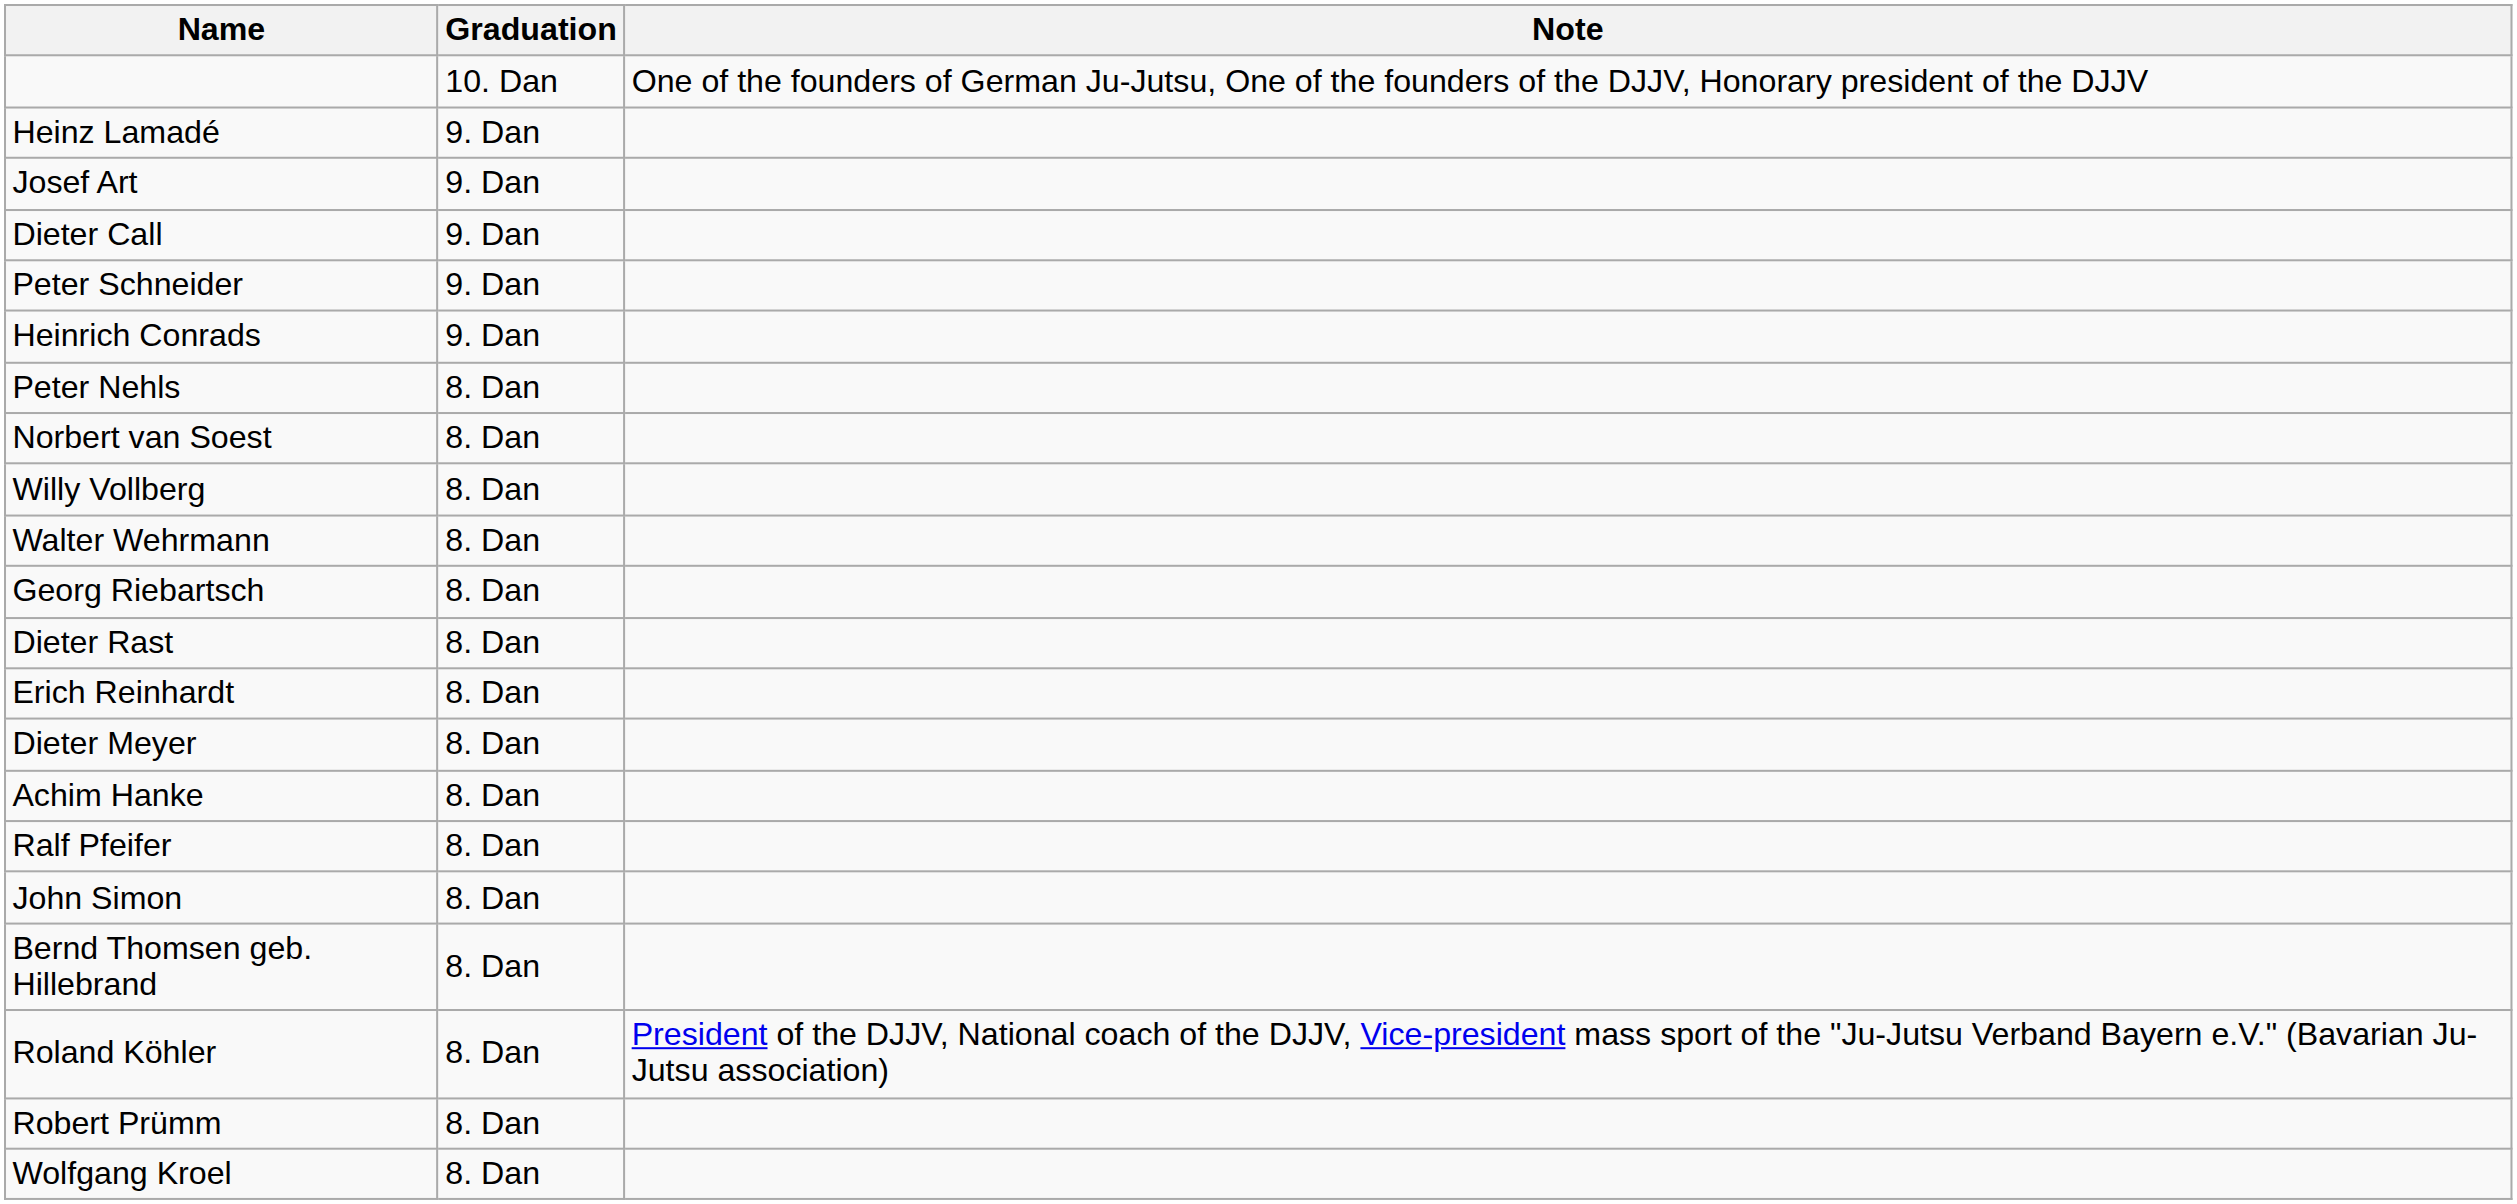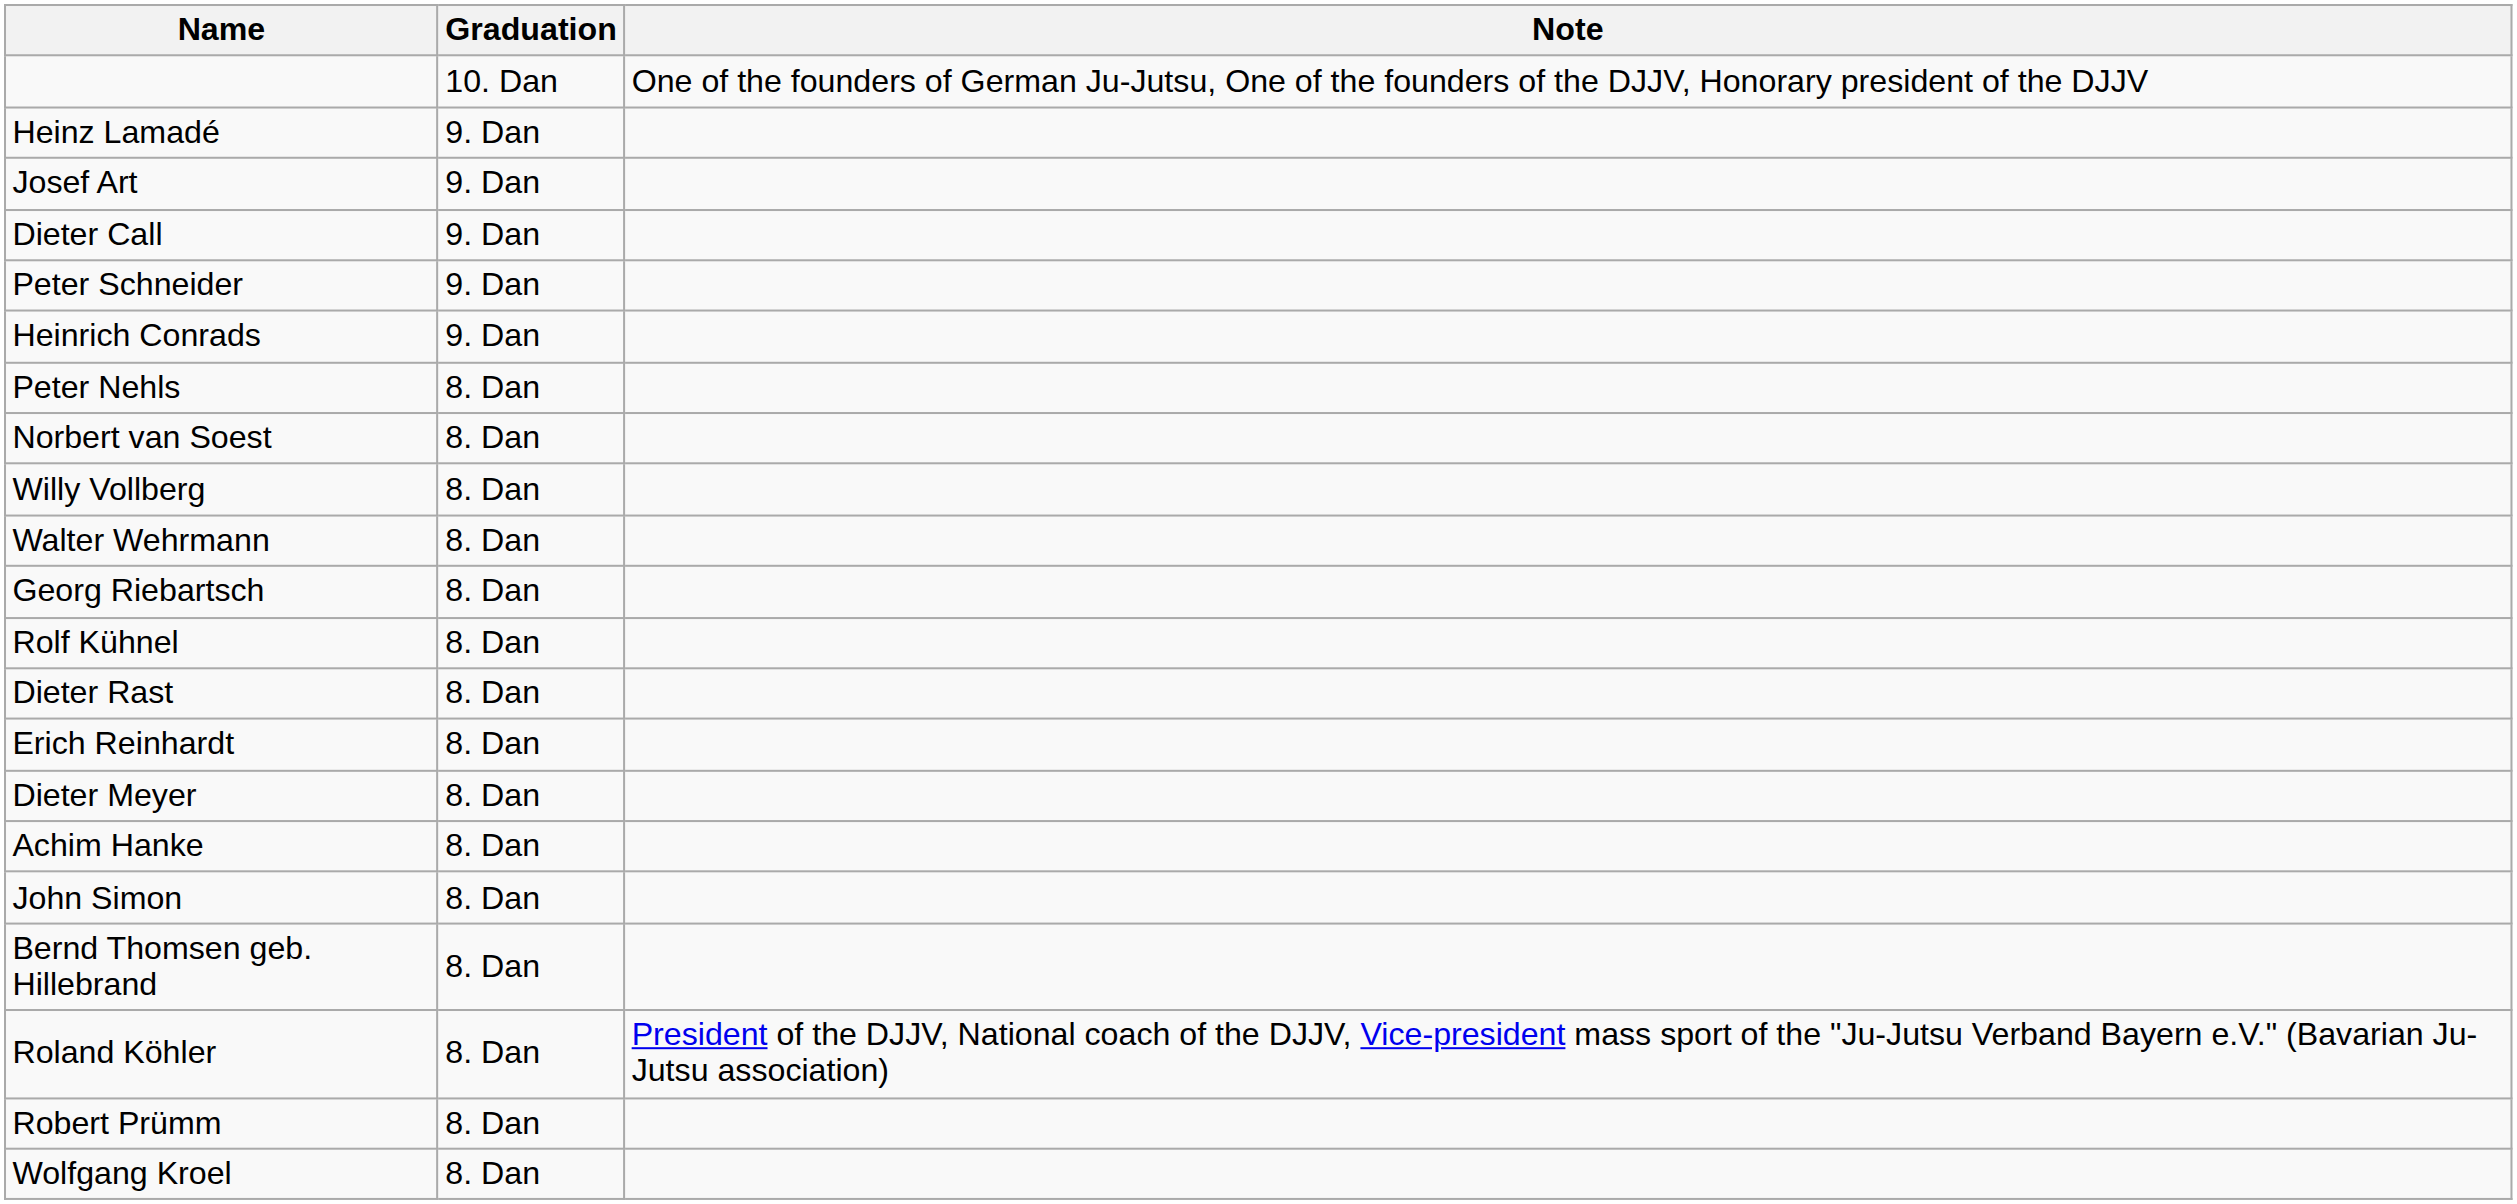+ row: (96, 642)
- row: (92, 846)
